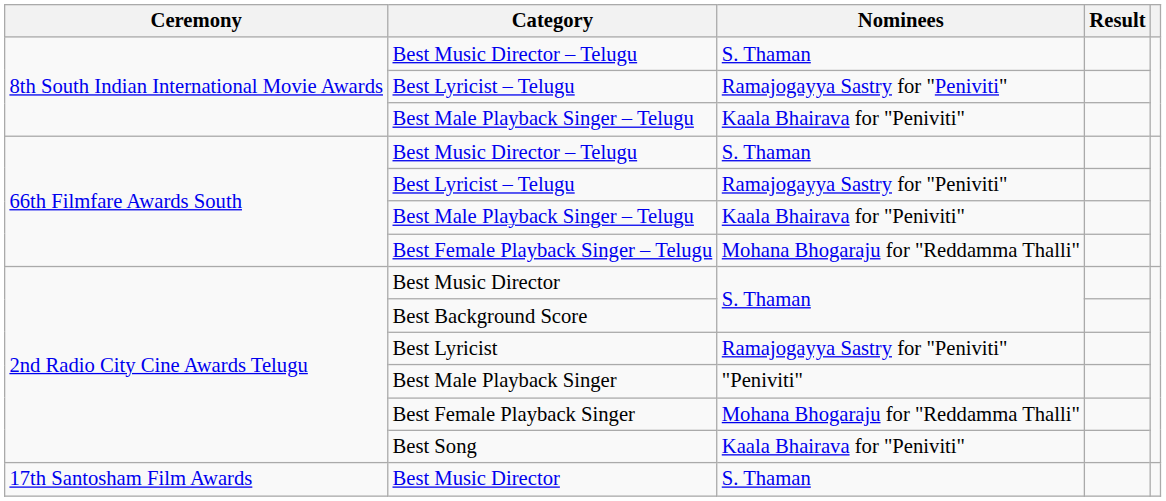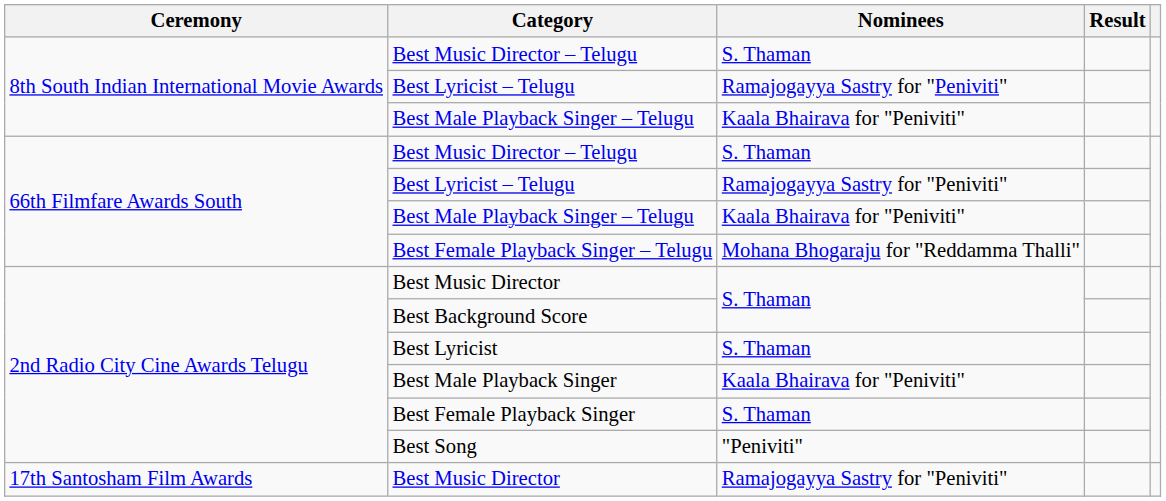(865, 348) Ramajogayya Sastry for "Peniviti" -> (766, 348) S. Thaman
(762, 380) "Peniviti" -> (843, 380) Kaala Bhairava for "Peniviti"
(901, 413) Mohana Bhogaraju for "Reddamma Thalli" -> (766, 413) S. Thaman
(843, 446) Kaala Bhairava for "Peniviti" -> (762, 446) "Peniviti"
(766, 479) S. Thaman -> (865, 479) Ramajogayya Sastry for "Peniviti"
